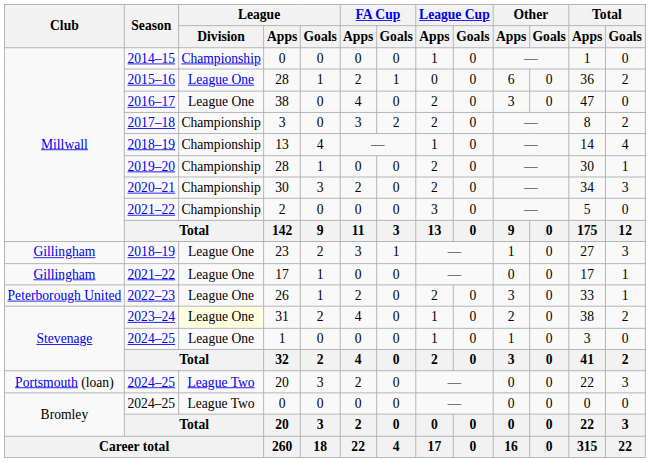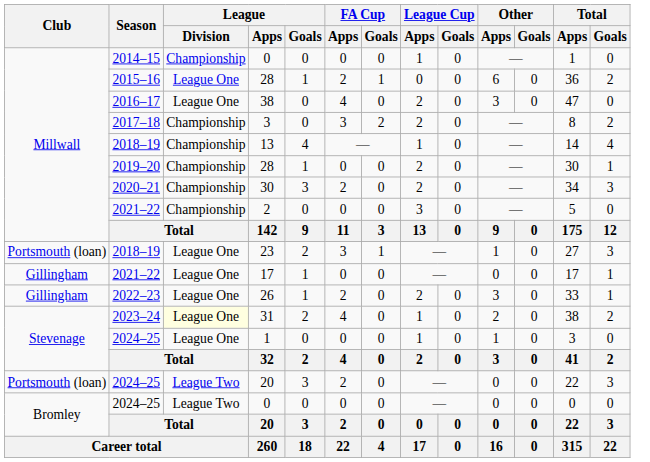(64, 252) Gillingham -> (57, 252) Portsmouth (loan)
(64, 295) Peterborough United -> (57, 295) Gillingham
